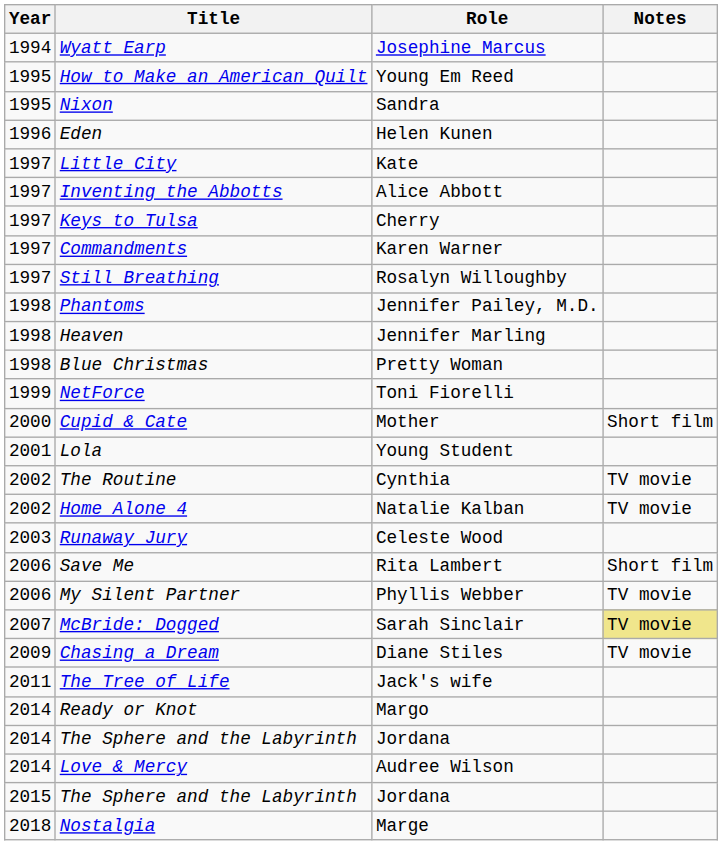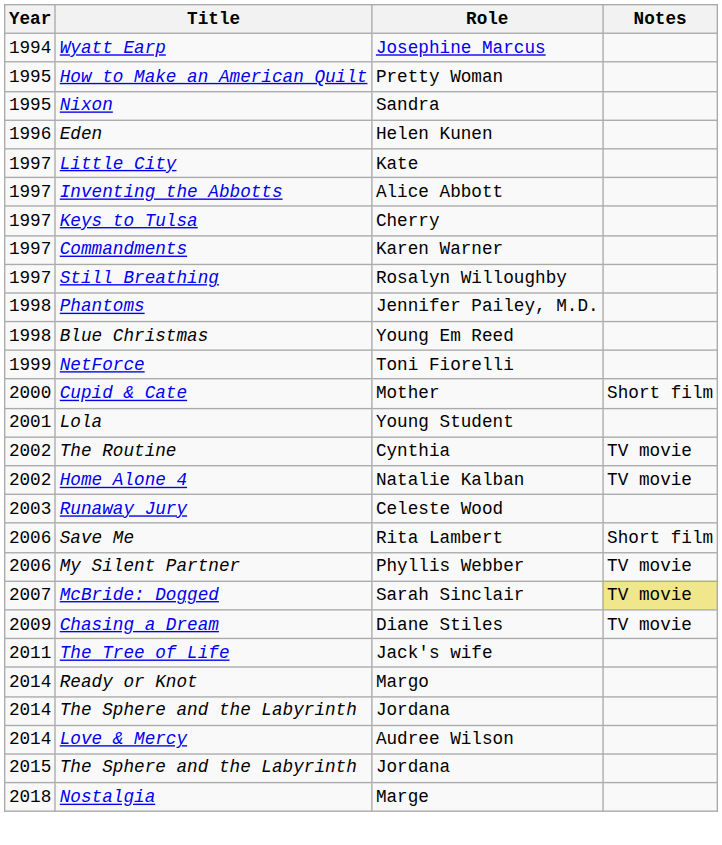(445, 77) Young Em Reed -> (440, 77) Pretty Woman
- row: (30, 336)
(440, 365) Pretty Woman -> (445, 336) Young Em Reed
